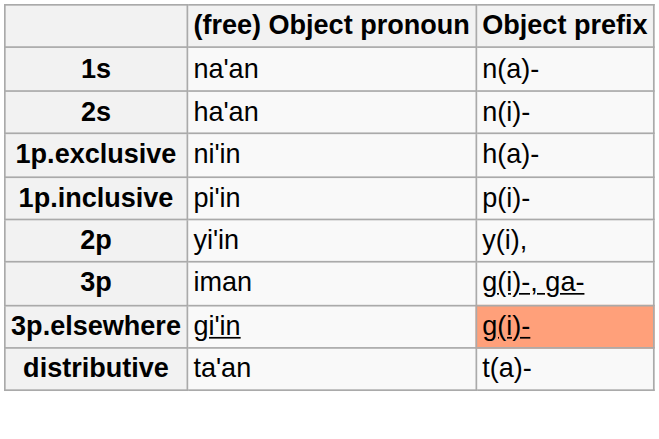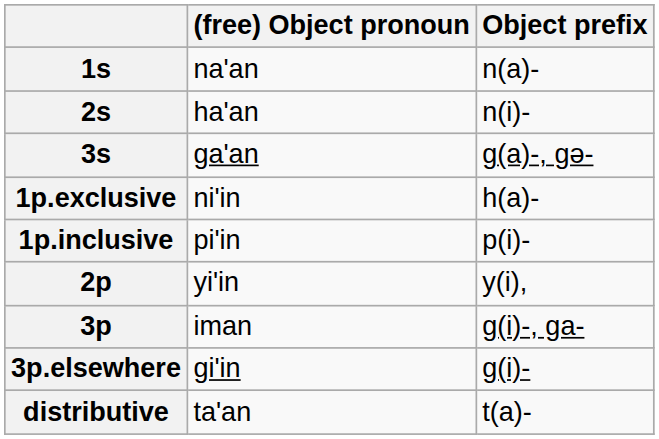+ row: (96, 154)
(506, 326) lightsalmon background -> (506, 369) no background
